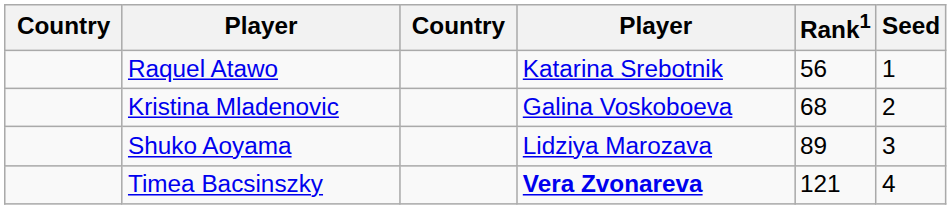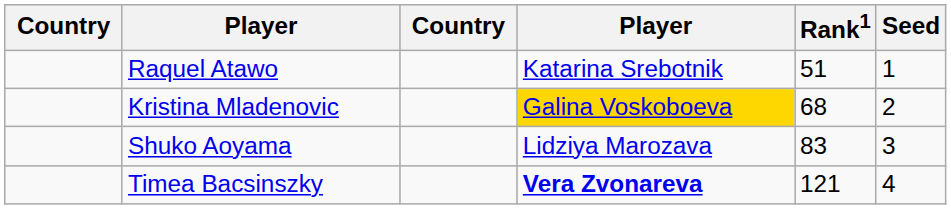(814, 68) 56 -> (814, 68) 51
(628, 107) no background -> (628, 107) gold background
(814, 146) 89 -> (814, 146) 83
